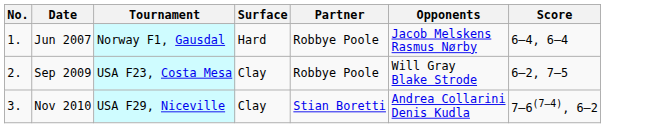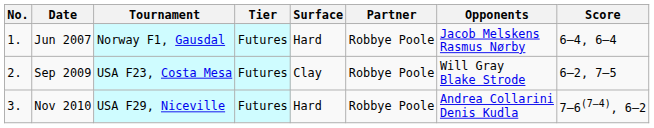+ column: (263, 14)
(252, 106) Clay -> (308, 106) Hard
(340, 106) Stian Boretti -> (392, 106) Robbye Poole
